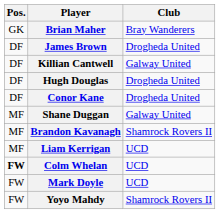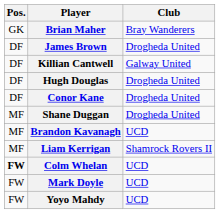(158, 115) Galway United -> (163, 115) Drogheda United
(169, 132) Shamrock Rovers II -> (137, 132) UCD
(137, 149) UCD -> (169, 149) Shamrock Rovers II
(169, 200) Shamrock Rovers II -> (137, 200) UCD
